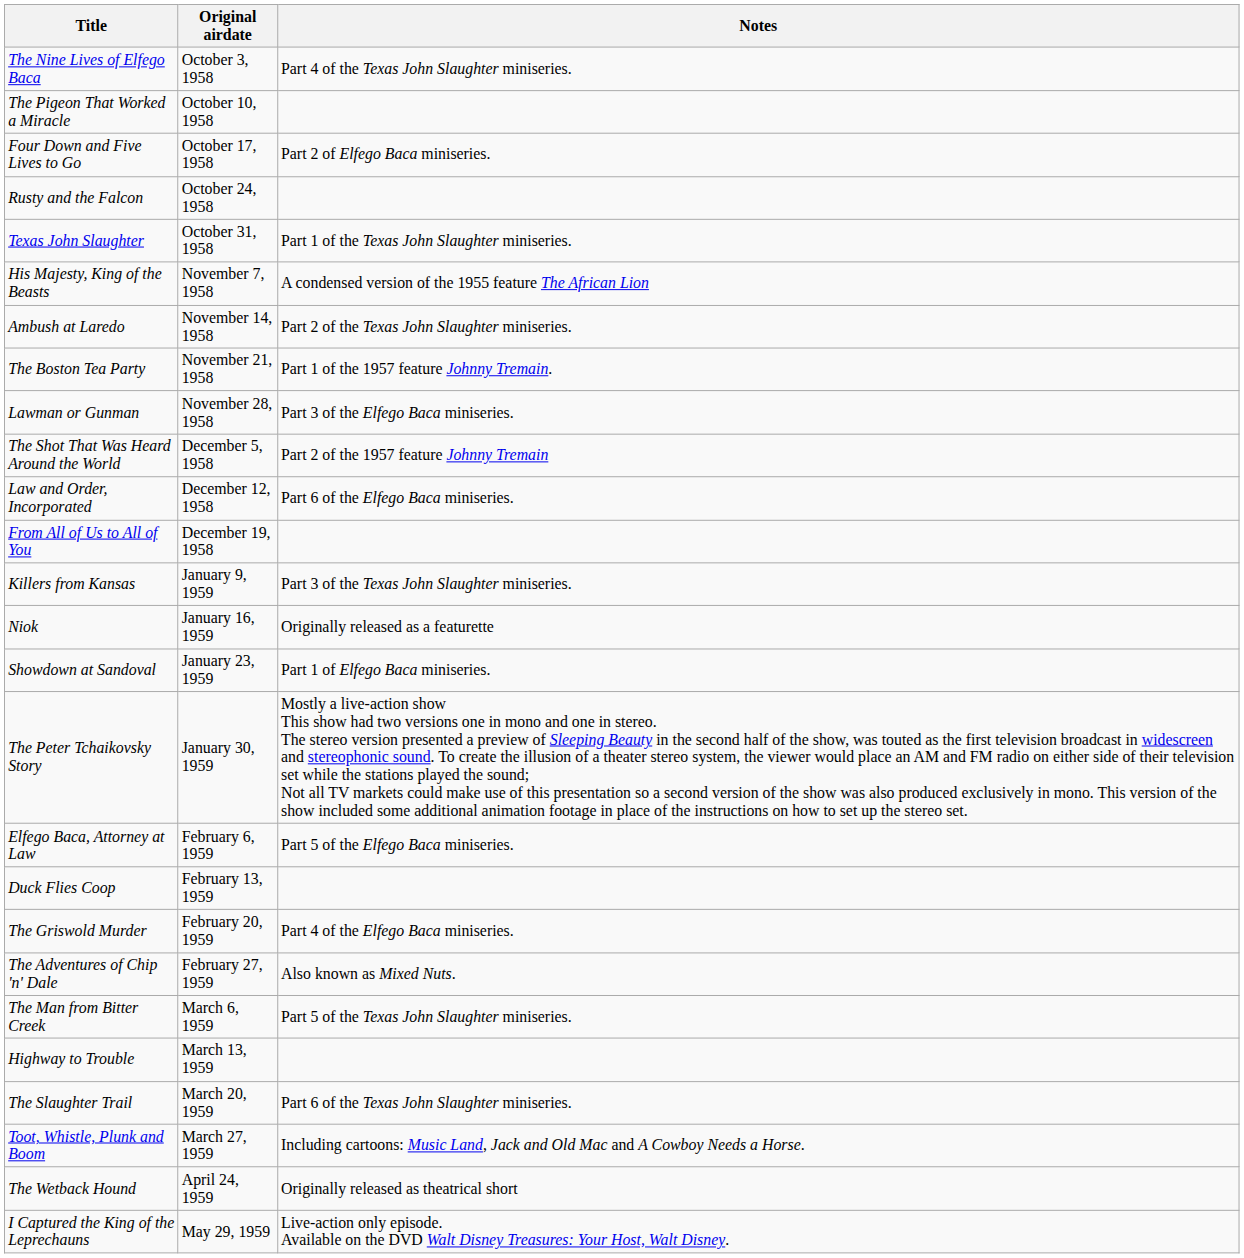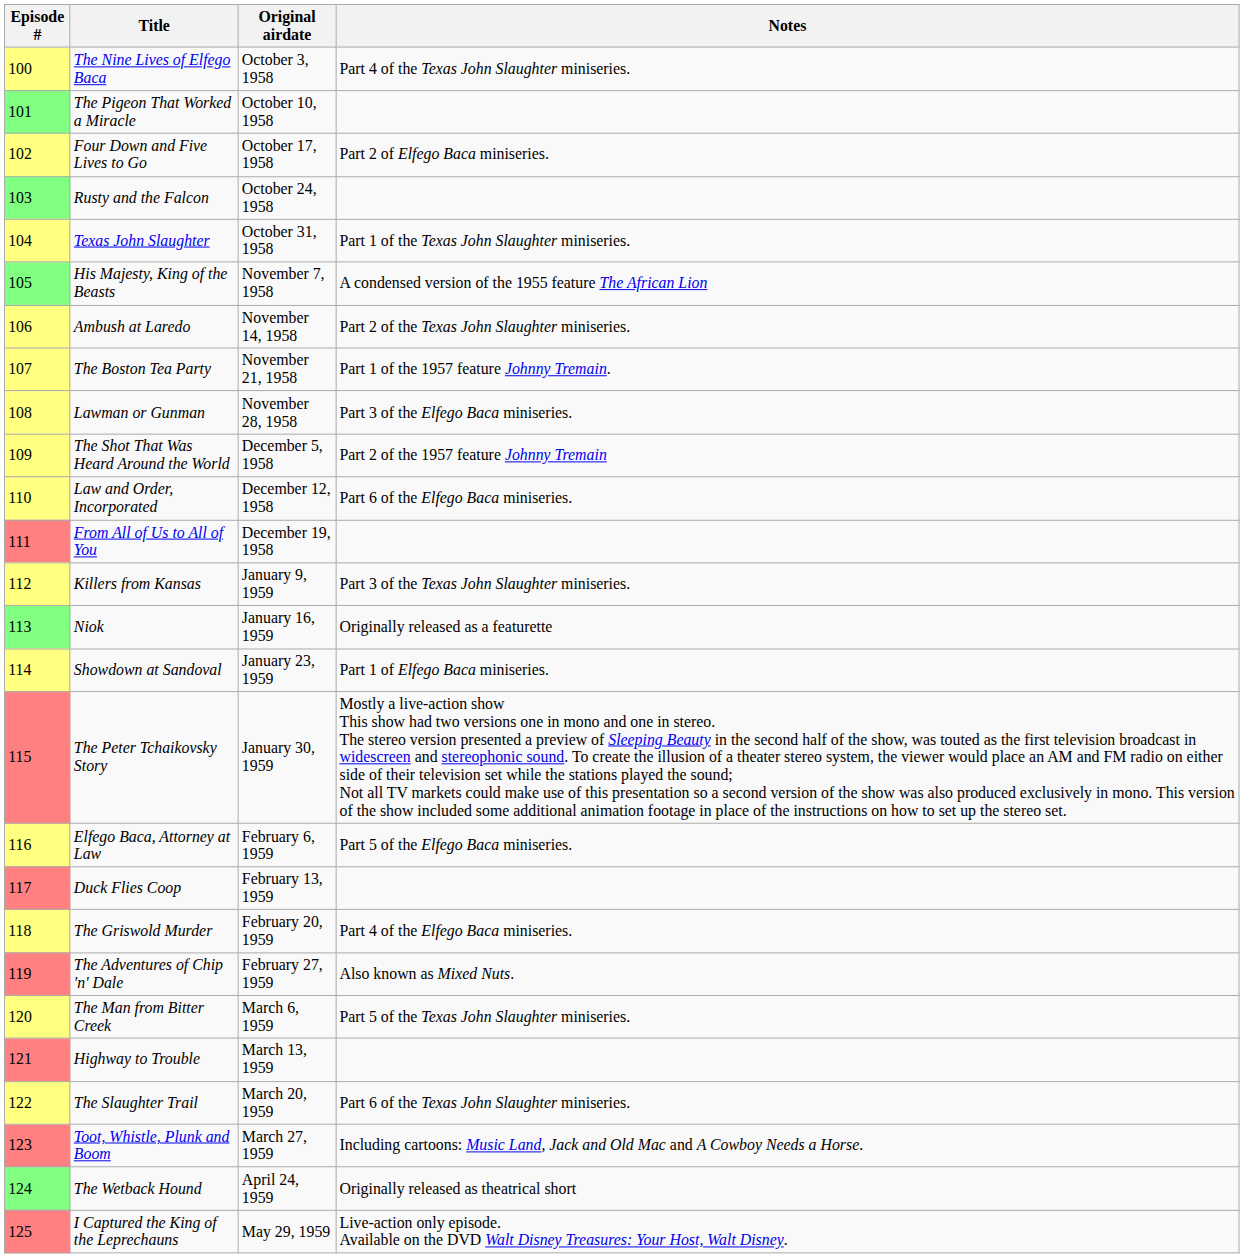+ column: (37, 25)
